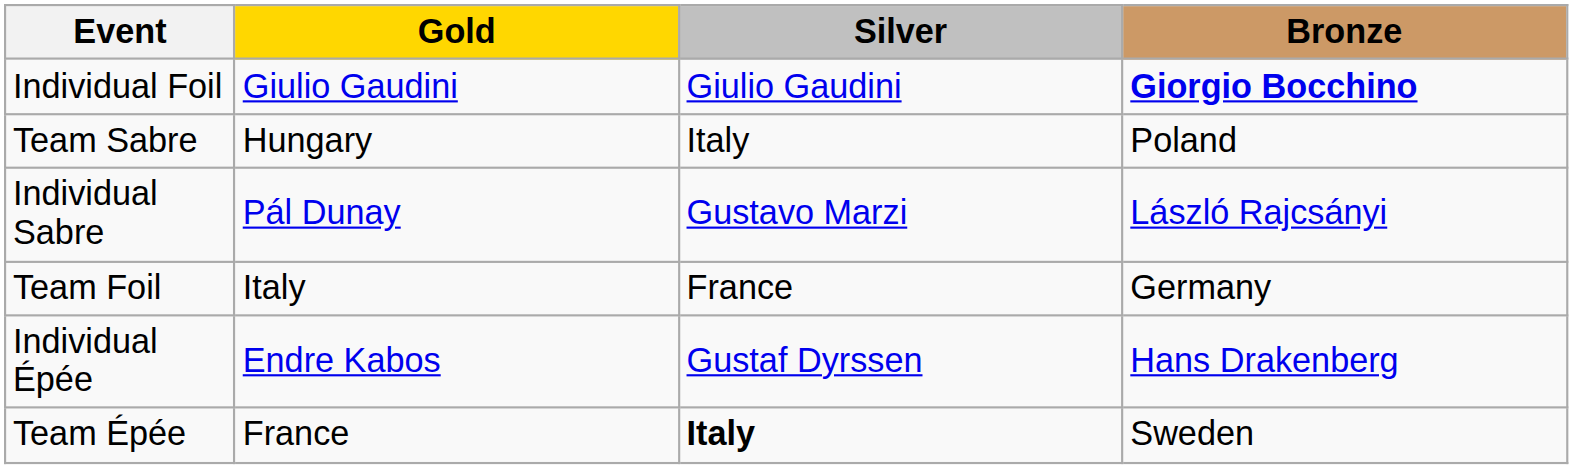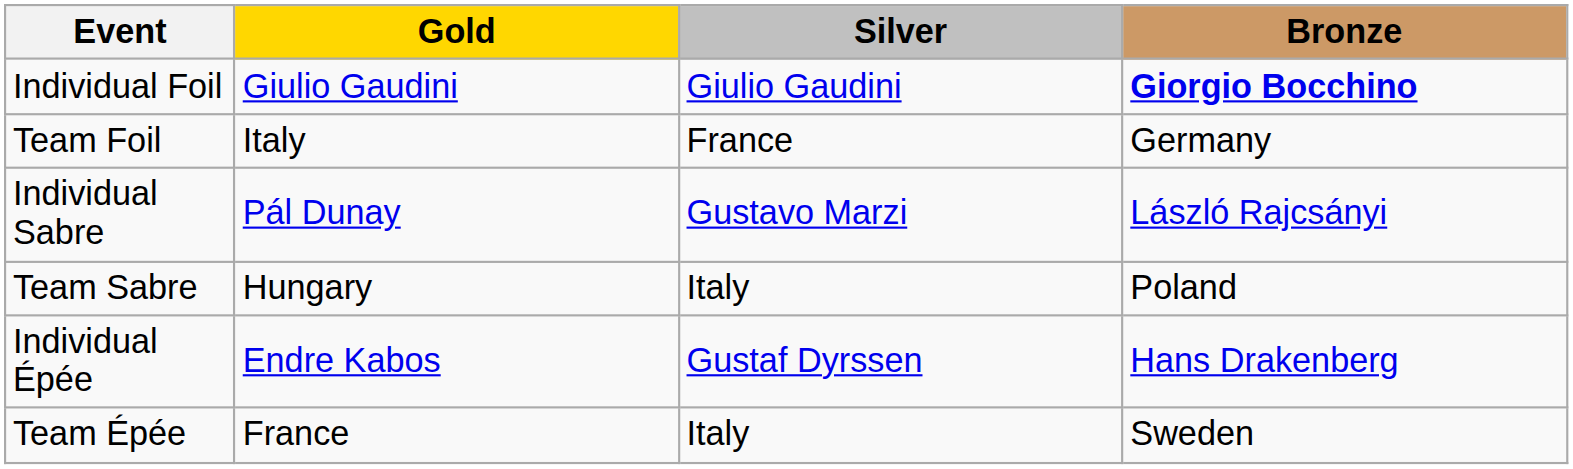rows swapped: (87, 287) <-> (105, 140)
(721, 434) bold -> (718, 434) normal
